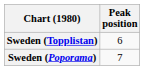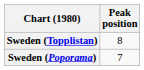(120, 40) 6 -> (120, 40) 8
